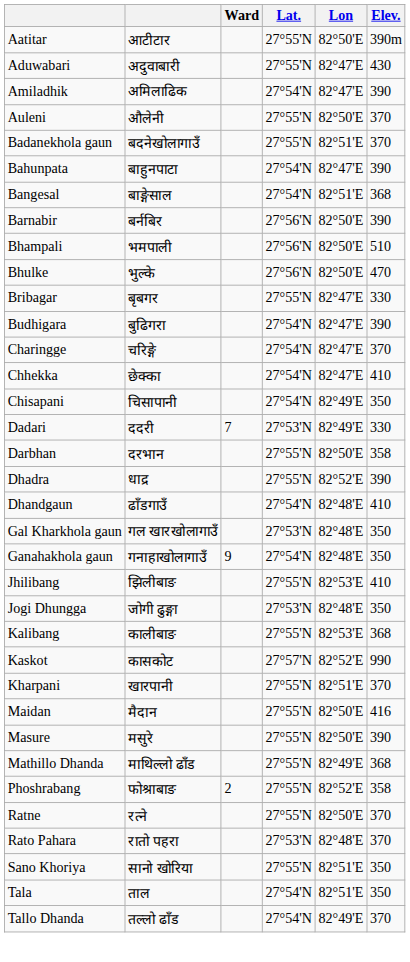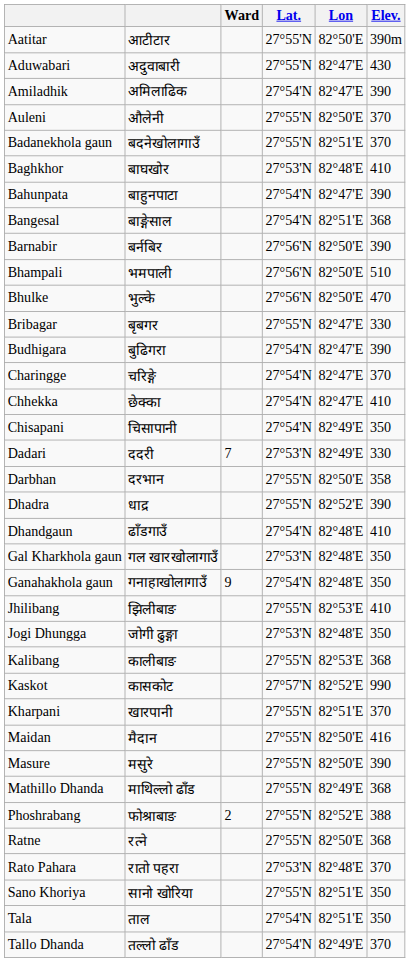+ row: (35, 169)
(380, 789) 358 -> (380, 815) 388
(380, 815) 370 -> (380, 841) 368
